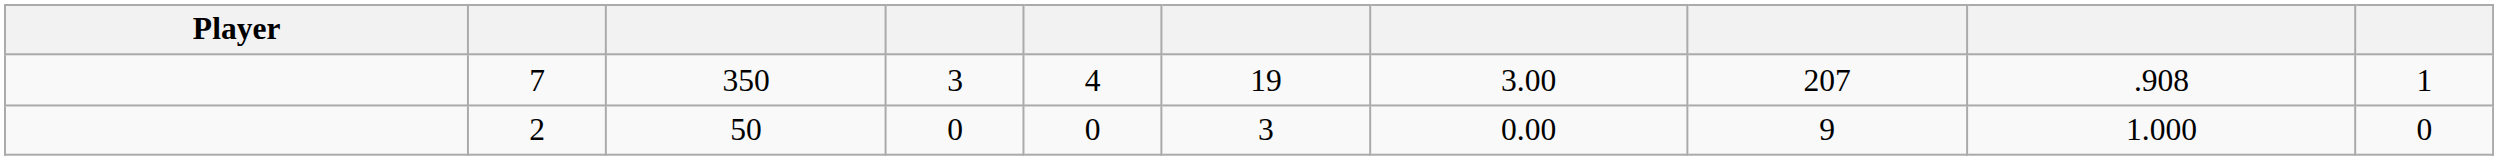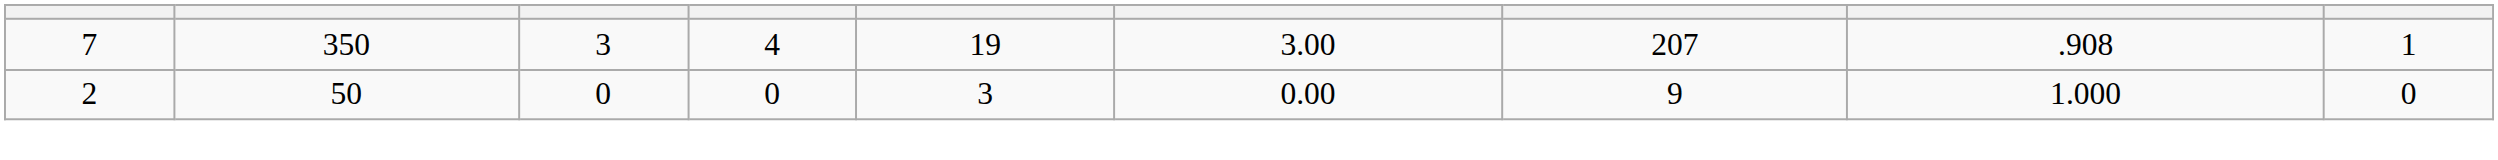- column: (237, 29)
